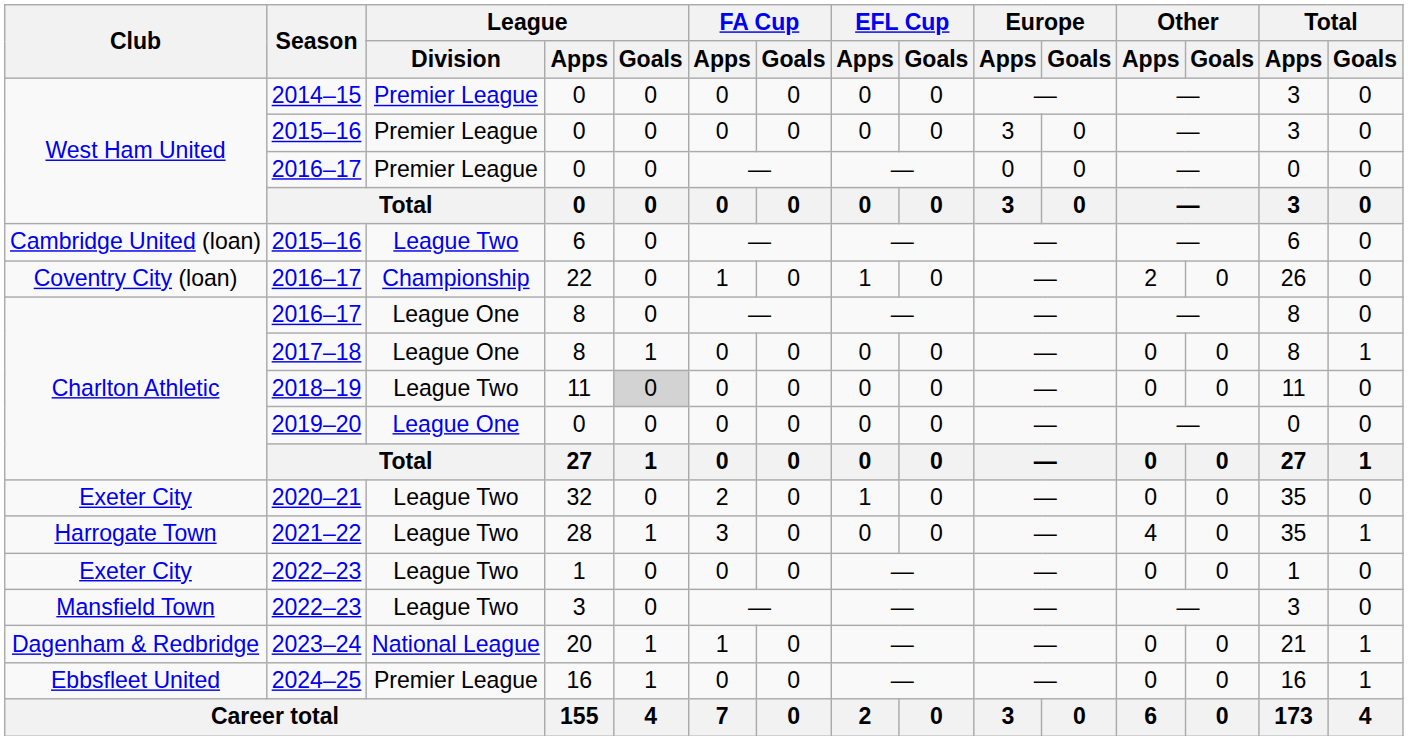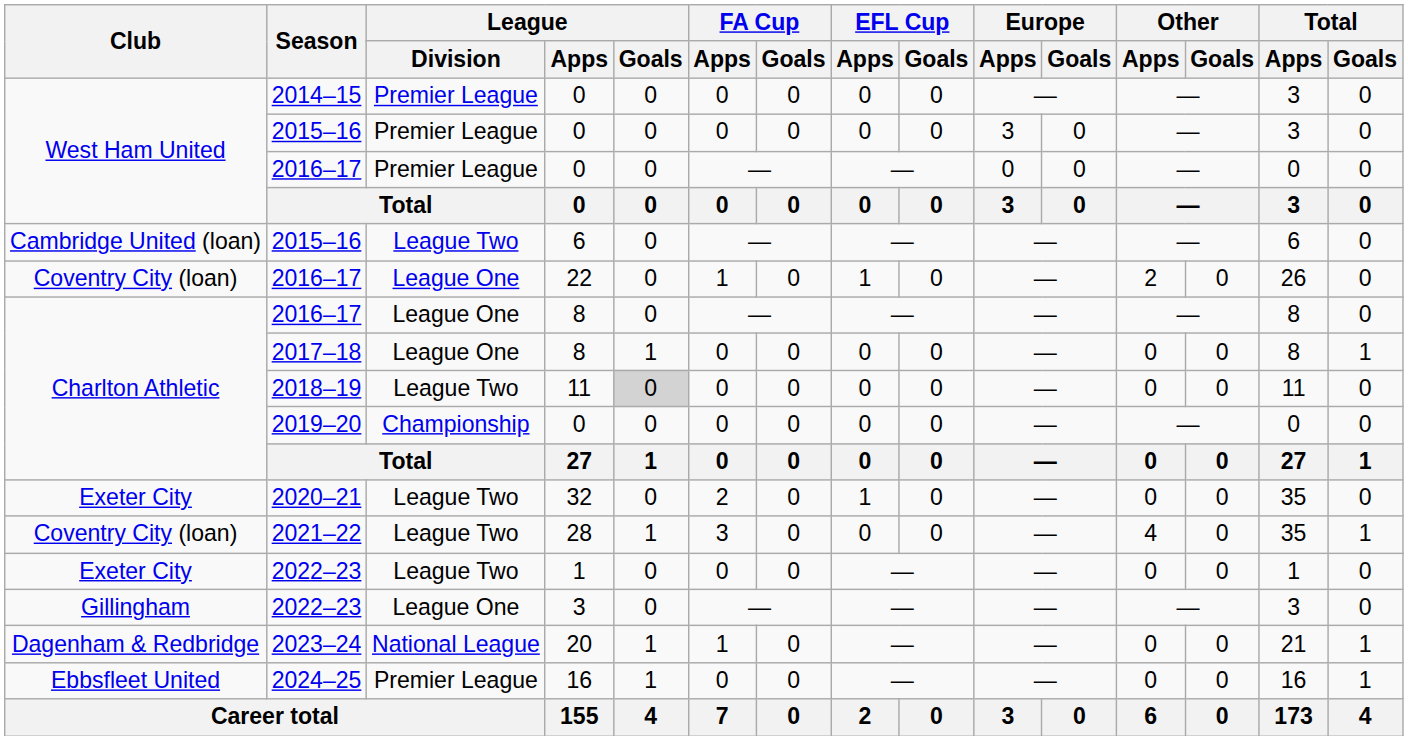(456, 278) Championship -> (456, 278) League One
(456, 424) League One -> (456, 424) Championship
(136, 534) Harrogate Town -> (136, 534) Coventry City (loan)
(136, 607) Mansfield Town -> (136, 607) Gillingham
(456, 607) League Two -> (456, 607) League One
